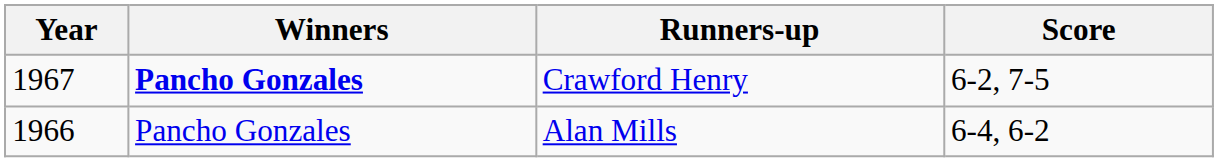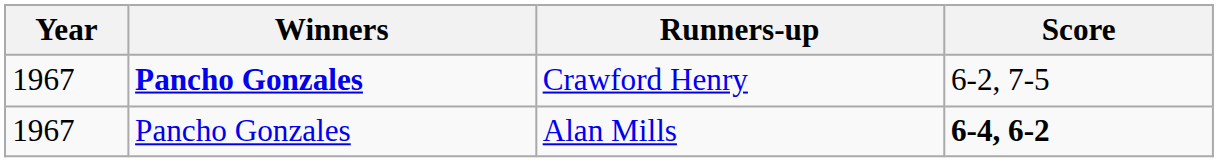(43, 129) 1966 -> (43, 129) 1967
(1000, 129) normal -> (1000, 129) bold
